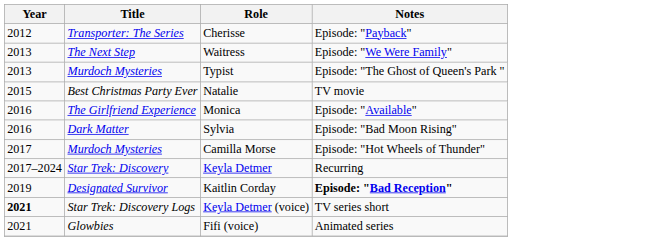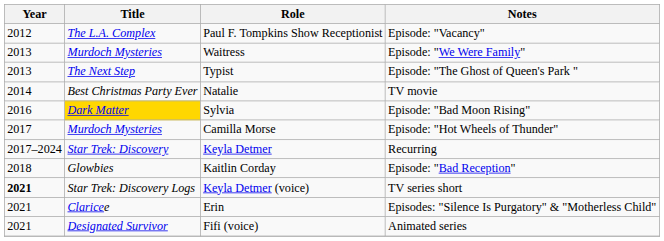+ row: (293, 33)
- row: (224, 33)
(101, 52) The Next Step -> (115, 52) Murdoch Mysteries
(115, 71) Murdoch Mysteries -> (101, 71) The Next Step
(19, 91) 2015 -> (19, 91) 2014
- row: (222, 110)
(98, 129) no background -> (98, 110) gold background
(19, 187) 2019 -> (19, 168) 2018
(118, 187) Designated Survivor -> (90, 168) Glowbies
(384, 187) bold -> (452, 168) normal
+ row: (214, 206)
(90, 226) Glowbies -> (118, 226) Designated Survivor
